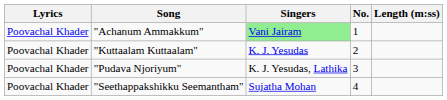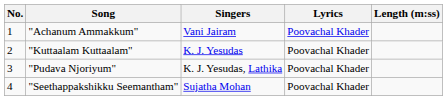columns swapped: (361, 13) <-> (48, 13)
(275, 32) lightgreen background -> (210, 32) no background
